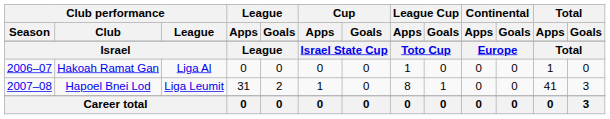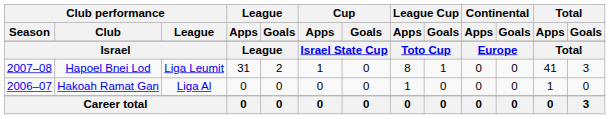rows swapped: (108, 68) <-> (108, 86)
